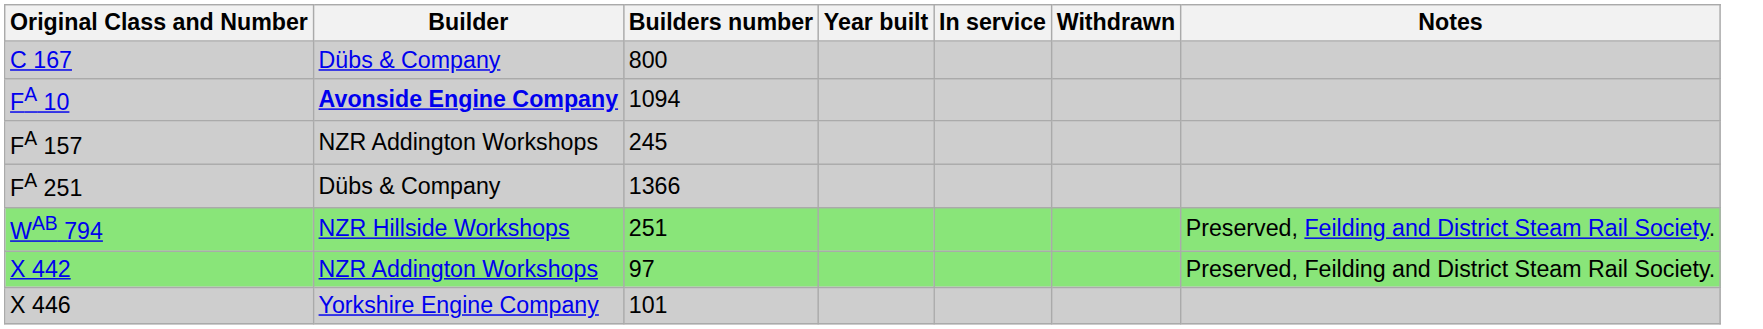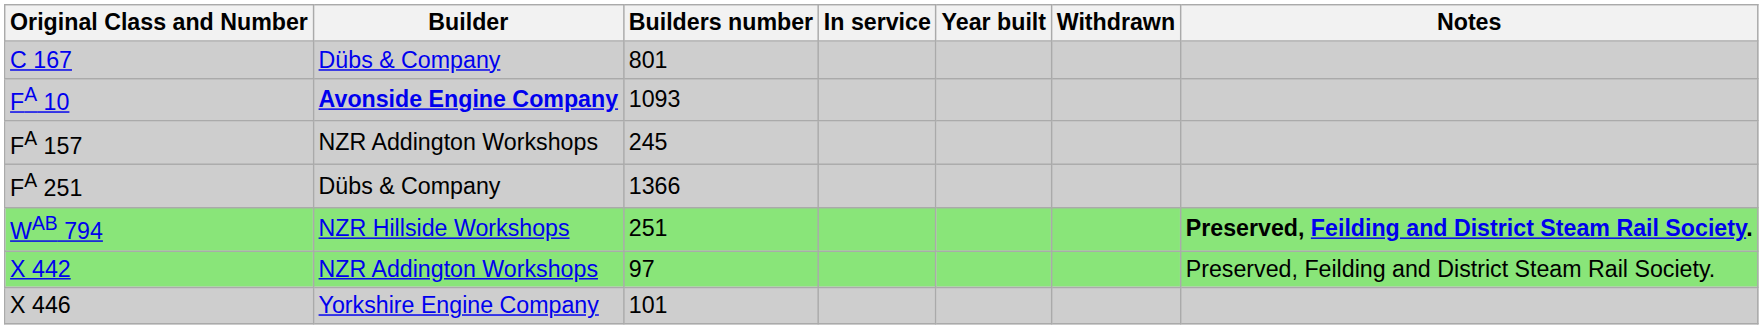columns swapped: (876, 22) <-> (992, 22)
(648, 59) 800 -> (648, 59) 801
(655, 99) 1094 -> (655, 99) 1093
(1451, 228) normal -> (1469, 228) bold
